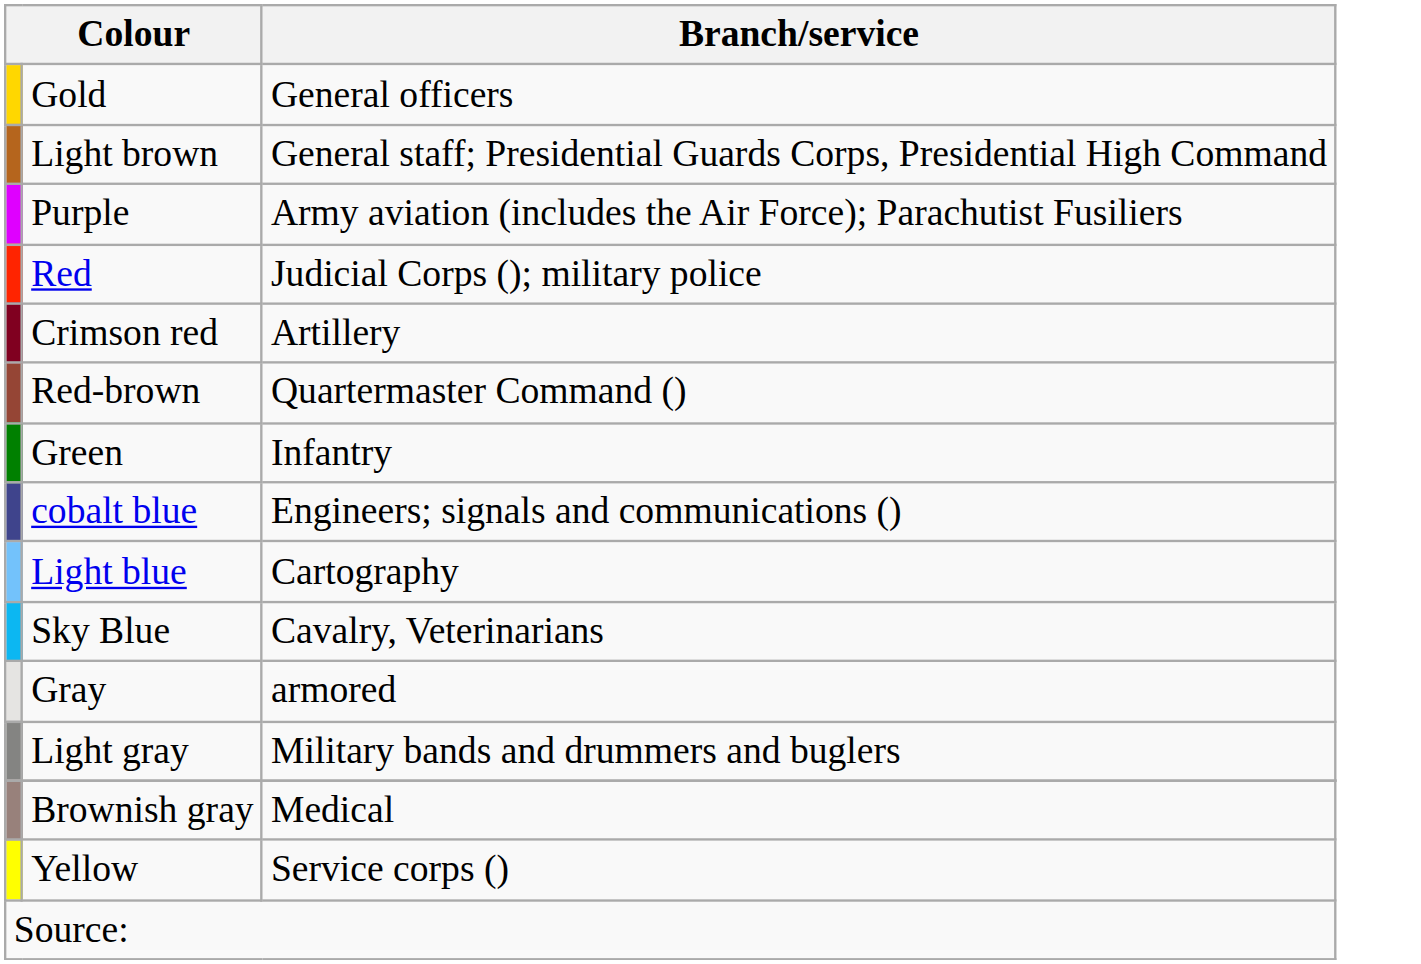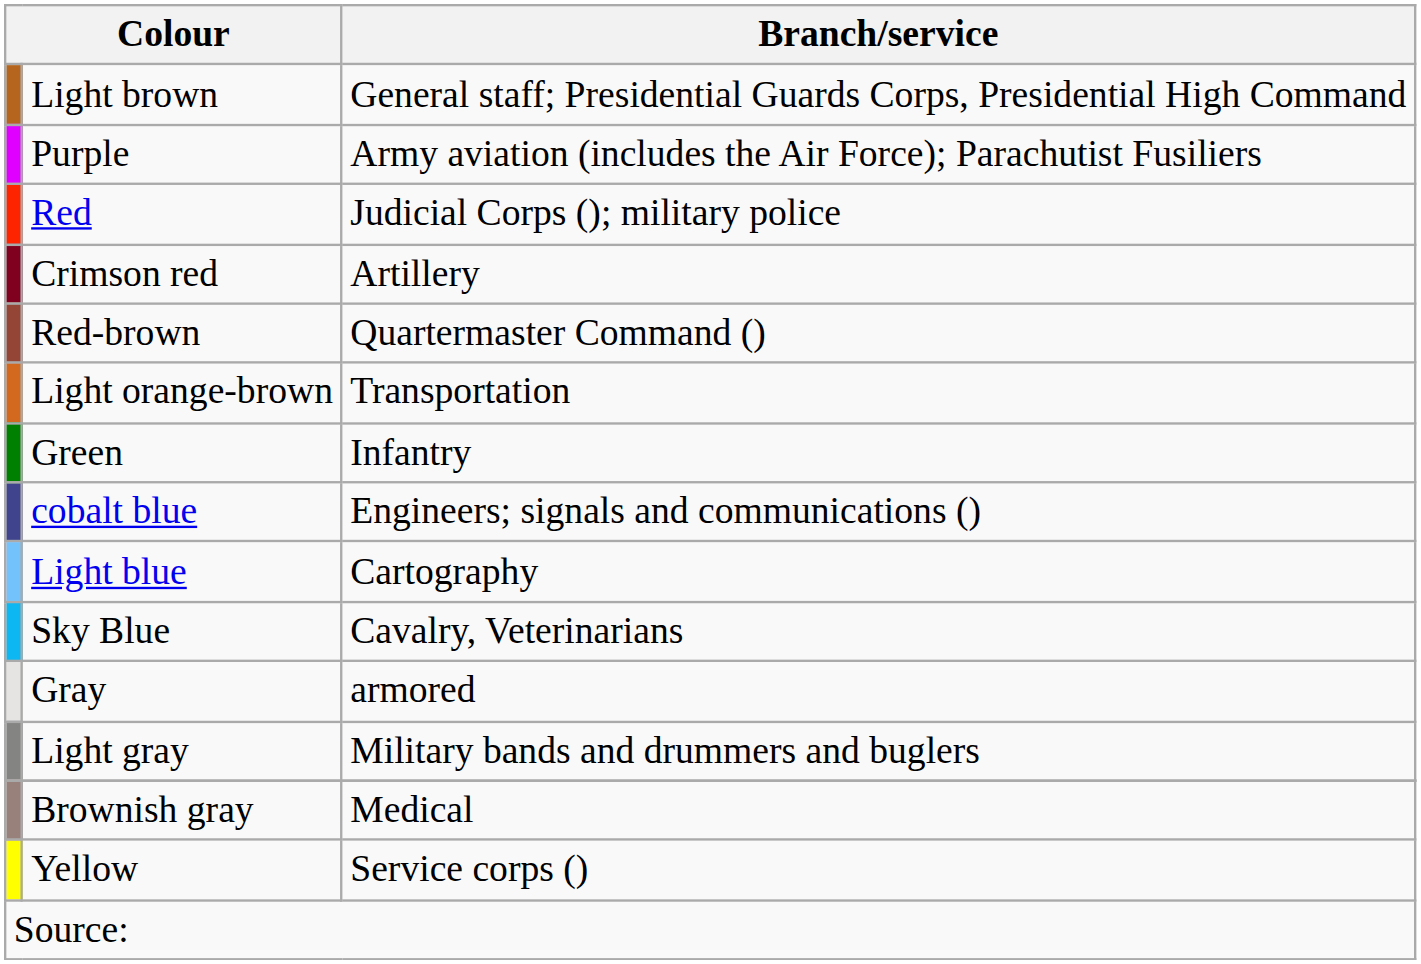- row: (69, 93)
+ row: (182, 392)
